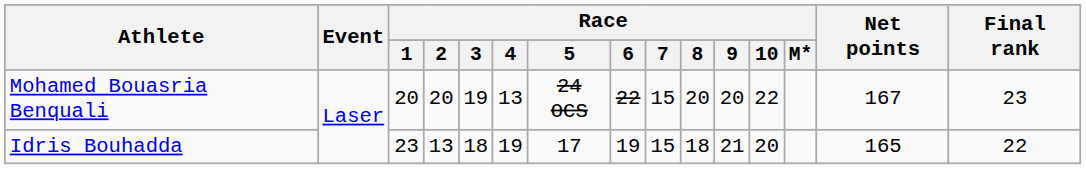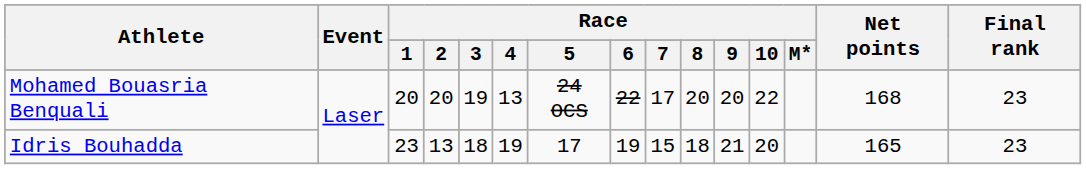(663, 99) 15 -> (663, 99) 17
(883, 99) 167 -> (883, 99) 168
(1015, 146) 22 -> (1015, 146) 23
